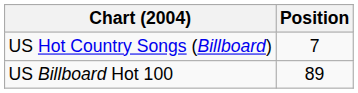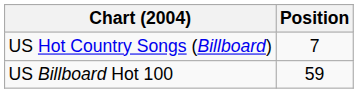(315, 74) 89 -> (315, 74) 59
